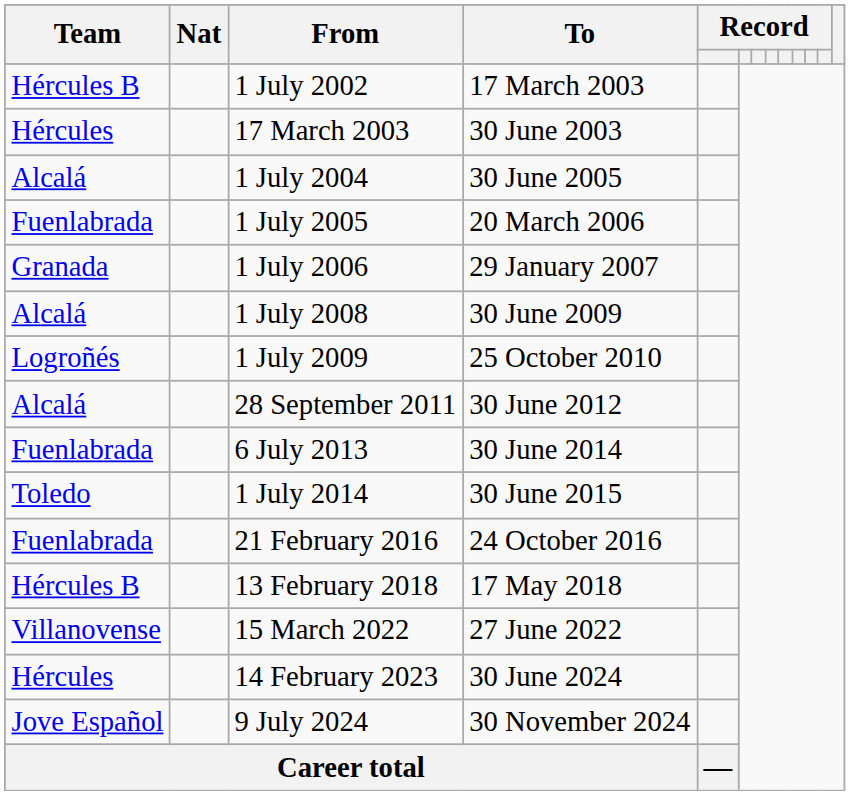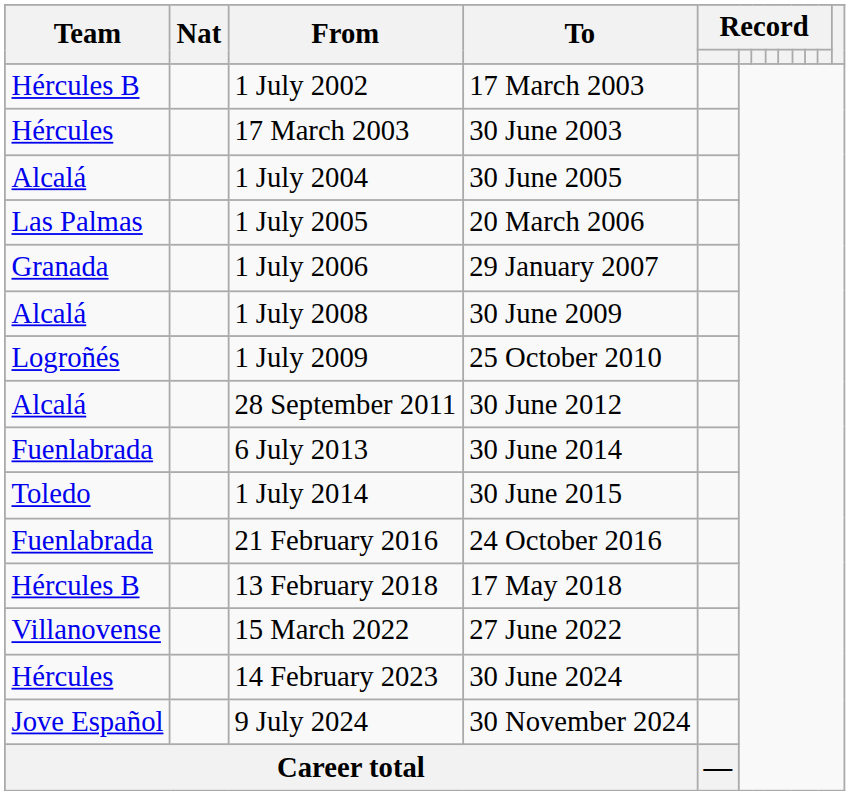(82, 222) Fuenlabrada -> (77, 222) Las Palmas
